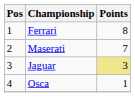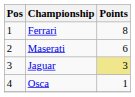(125, 48) 7 -> (125, 48) 6
